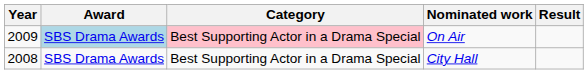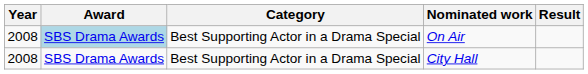(23, 36) 2009 -> (23, 36) 2008
(295, 36) pink background -> (295, 36) no background
